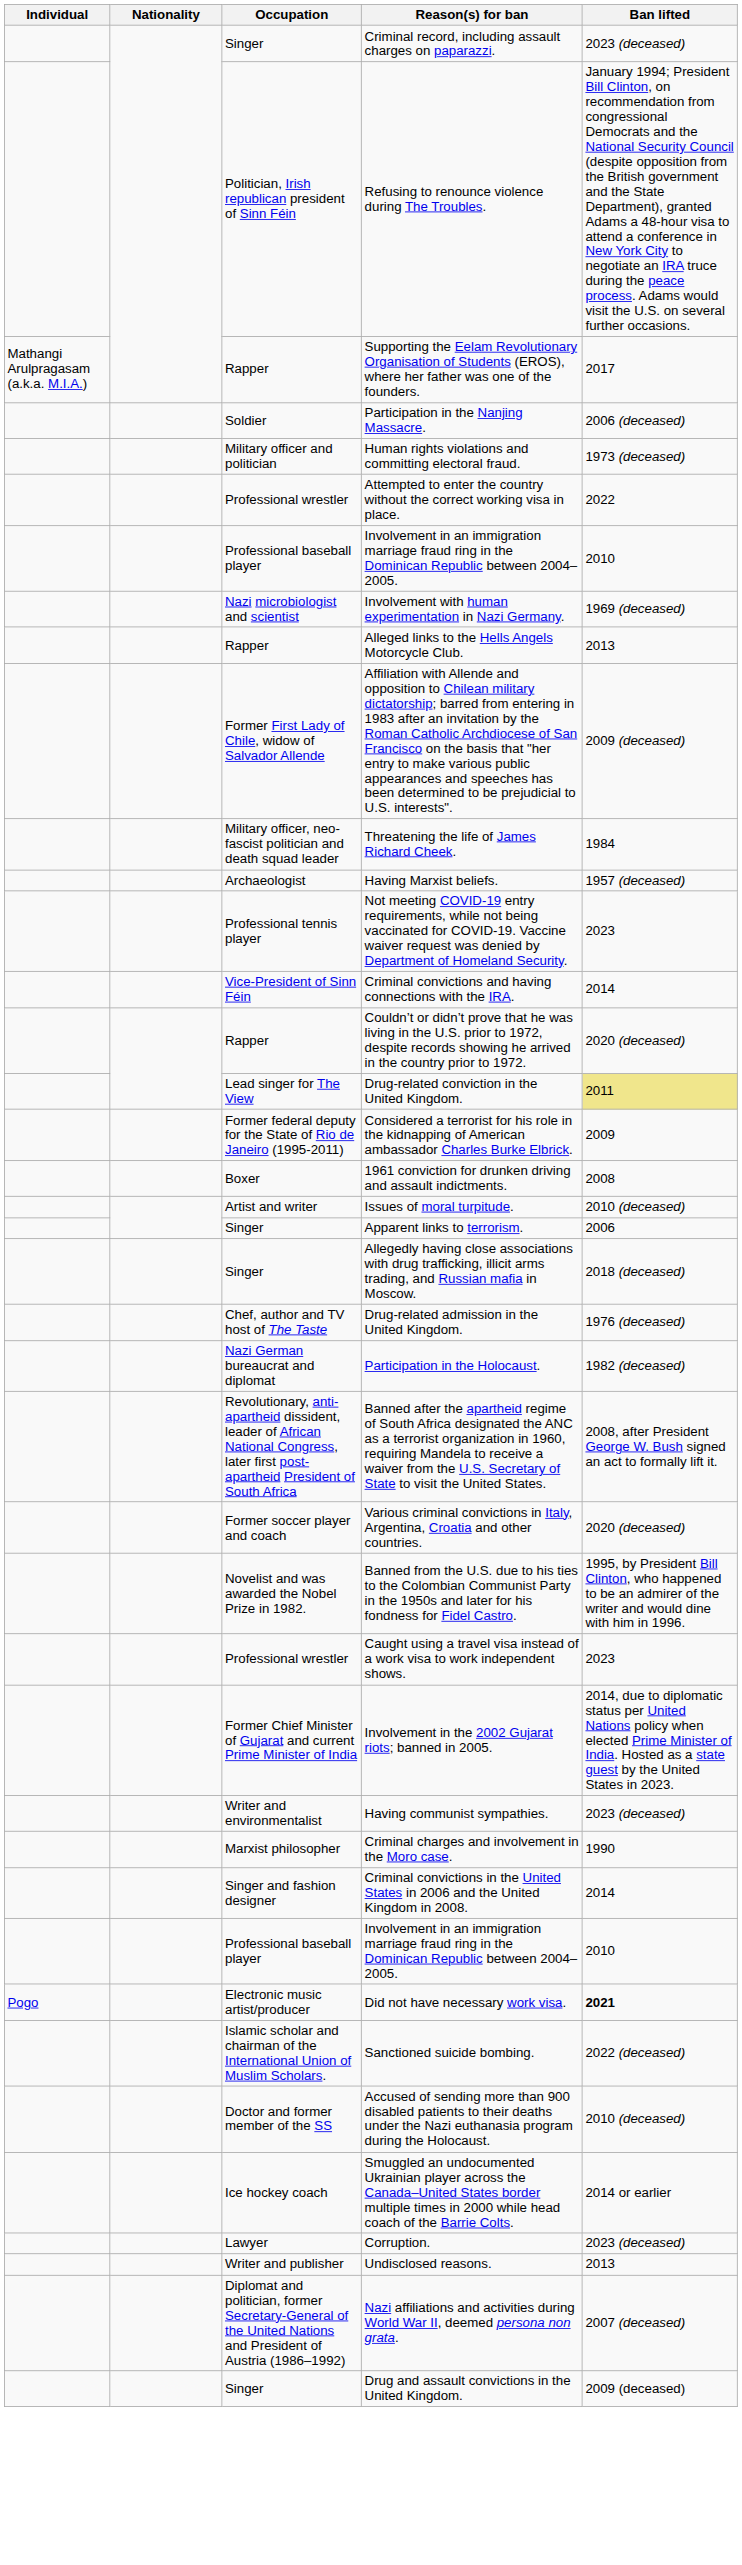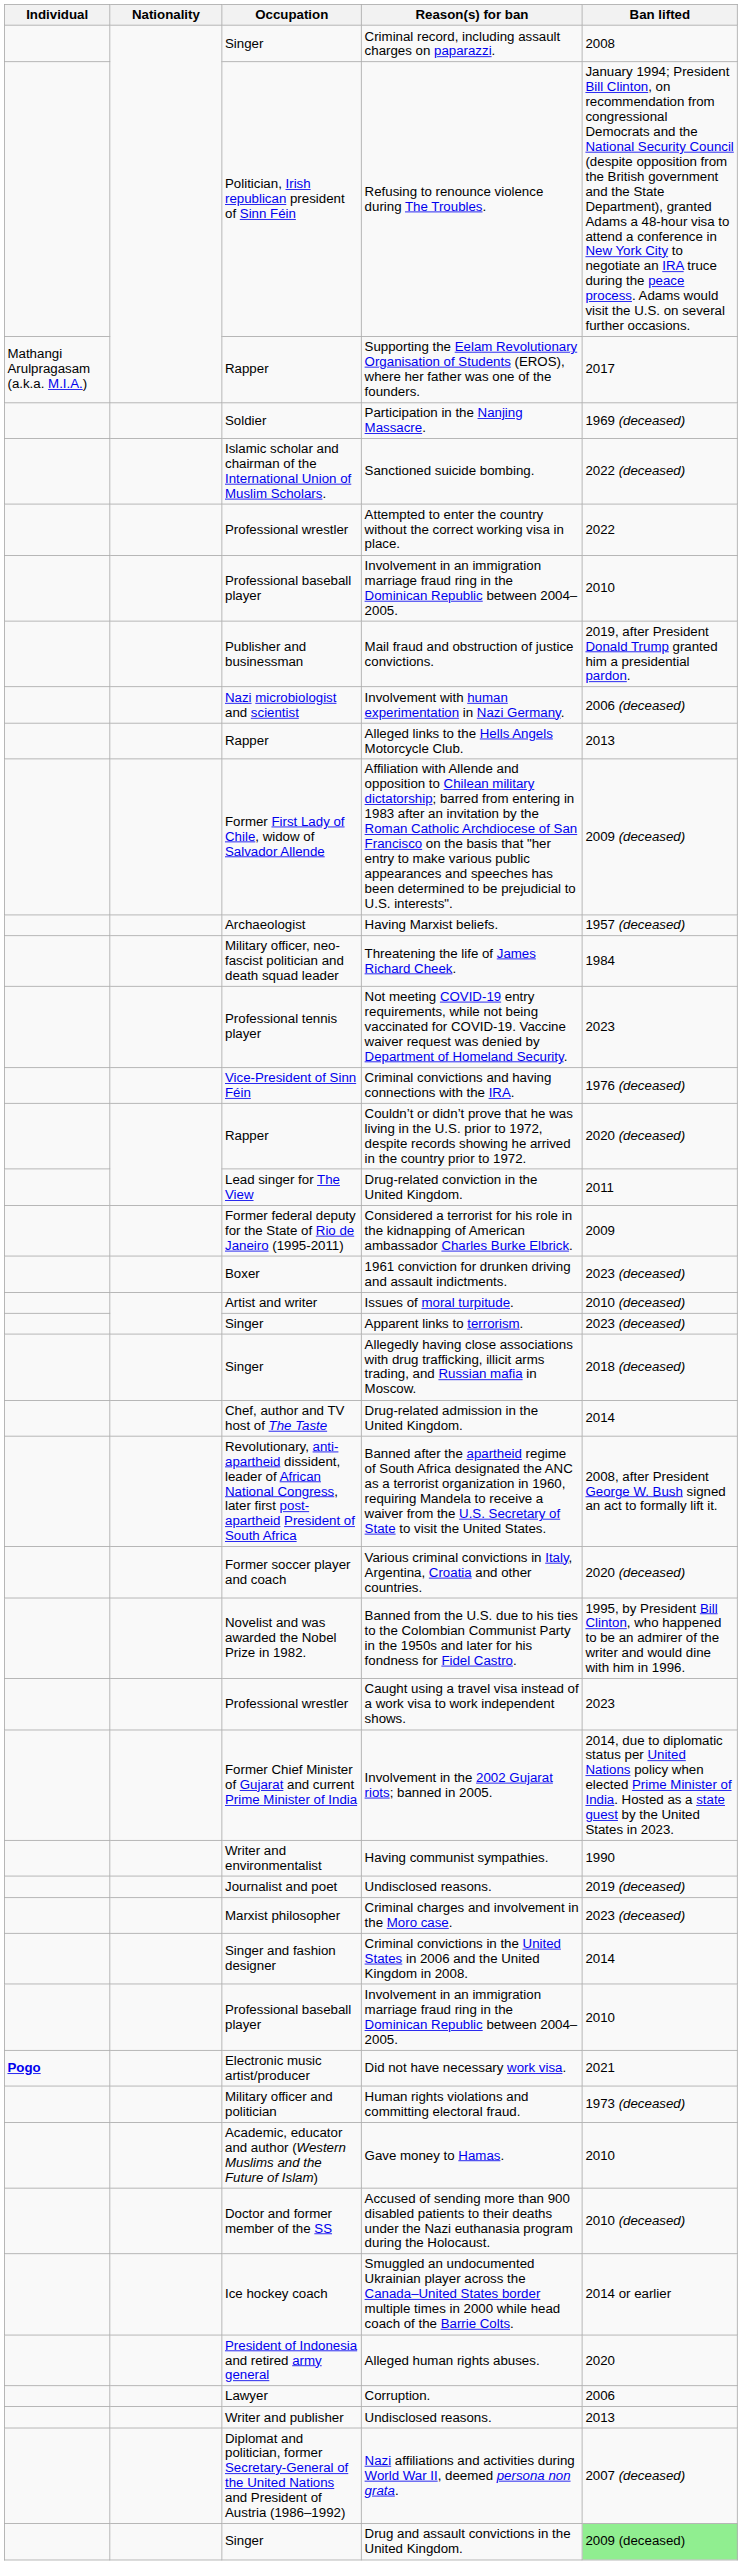(635, 43) 2023 (deceased) -> (600, 43) 2008
(635, 420) 2006 (deceased) -> (635, 420) 1969 (deceased)
rows swapped: (279, 456) <-> (288, 2053)
+ row: (266, 654)
(635, 609) 1969 (deceased) -> (635, 705) 2006 (deceased)
rows swapped: (265, 880) <-> (284, 844)
(600, 989) 2014 -> (635, 1085) 1976 (deceased)
(600, 1091) khaki background -> (600, 1187) no background
(600, 1178) 2008 -> (635, 1274) 2023 (deceased)
(600, 1228) 2006 -> (635, 1323) 2023 (deceased)
(635, 1322) 1976 (deceased) -> (600, 1418) 2014
- row: (270, 1365)
(635, 1813) 2023 (deceased) -> (600, 1858) 1990
+ row: (281, 1886)
(600, 1849) 1990 -> (635, 1915) 2023 (deceased)
(23, 2002) normal -> (24, 2068) bold
(600, 2002) bold -> (600, 2068) normal
+ row: (285, 2155)
+ row: (291, 2360)
(635, 2243) 2023 (deceased) -> (600, 2396) 2006
(635, 2388) no background -> (635, 2541) lightgreen background
